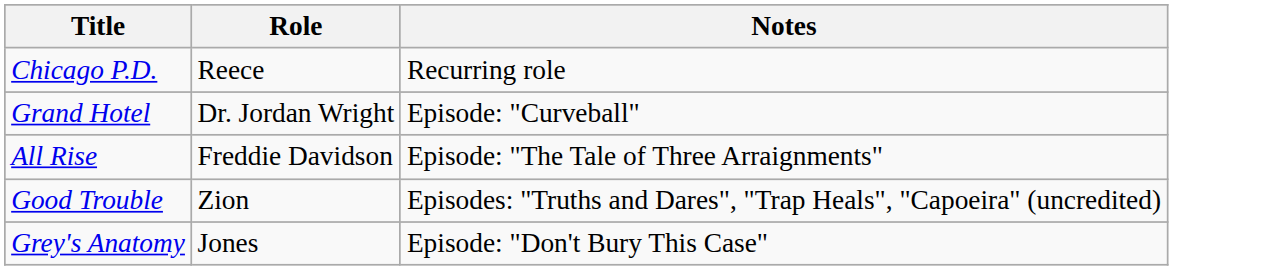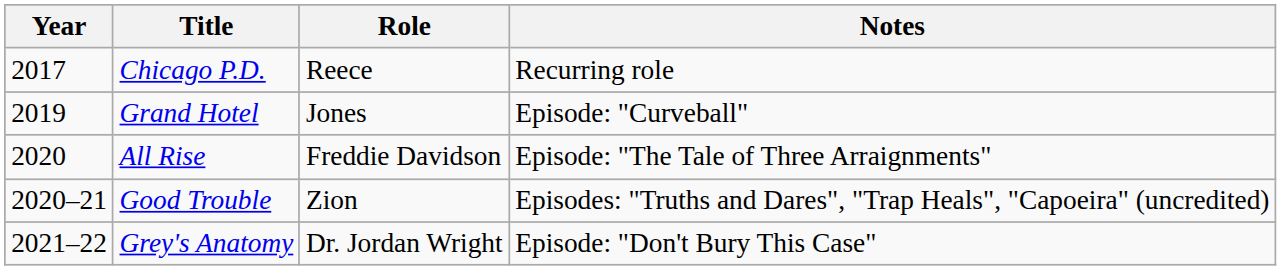+ column: (59, 26)
(296, 112) Dr. Jordan Wright -> (336, 112) Jones
(228, 243) Jones -> (404, 243) Dr. Jordan Wright
